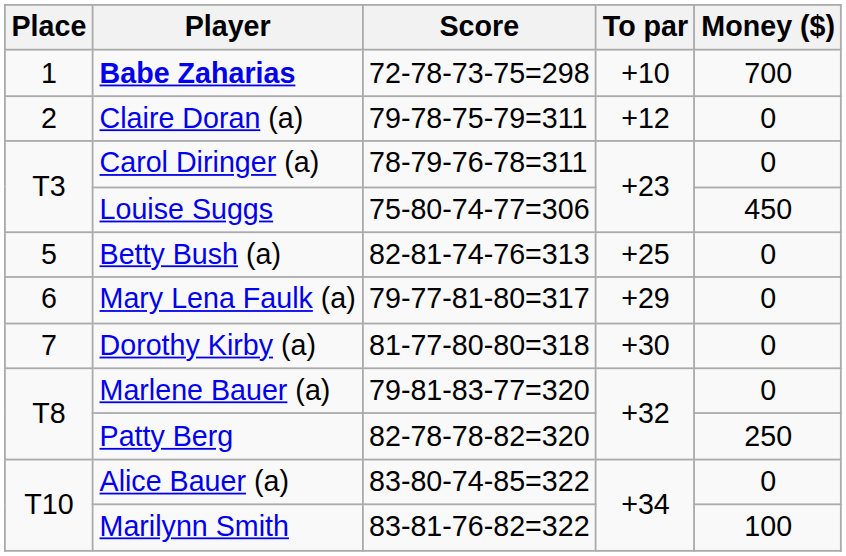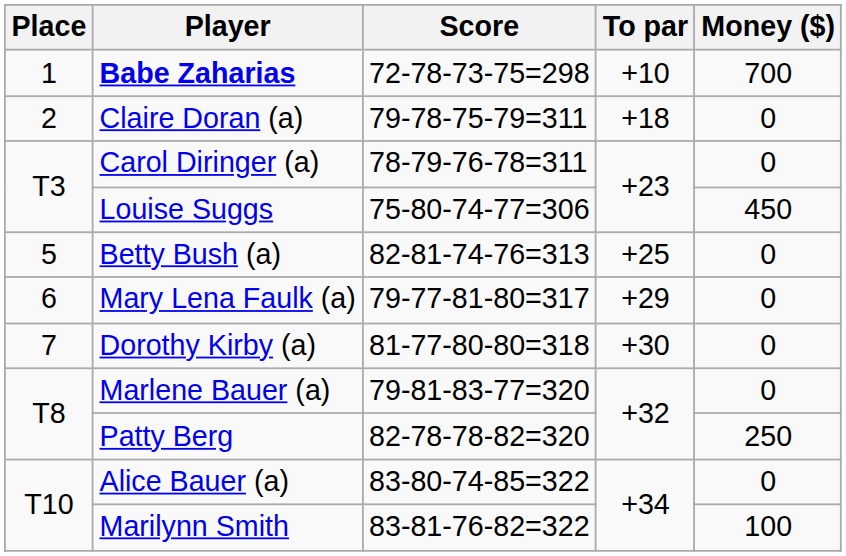(645, 118) +12 -> (645, 118) +18
